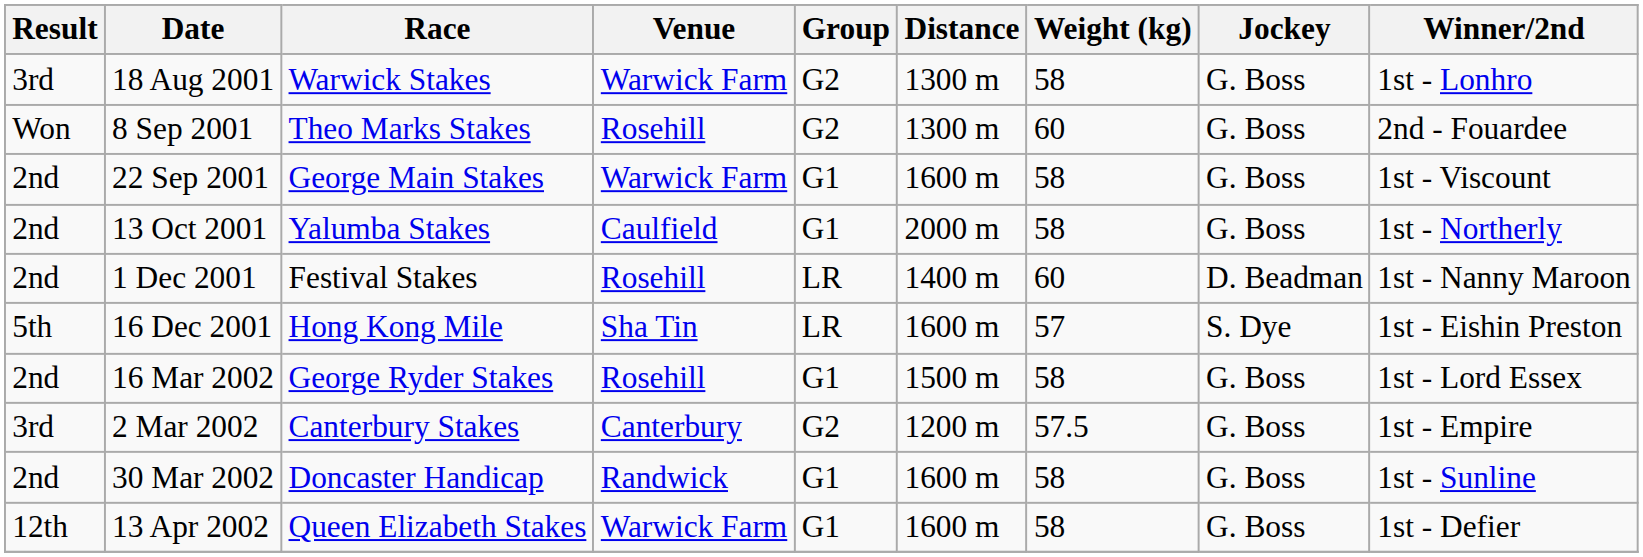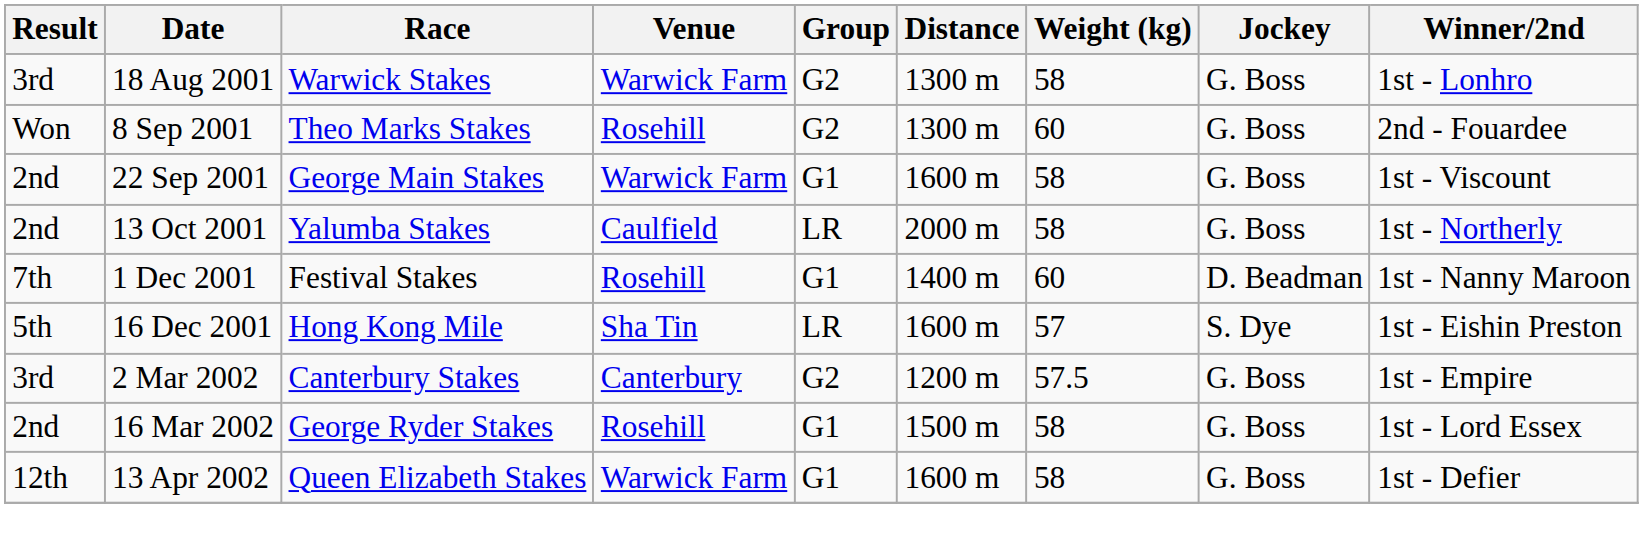(821, 228) G1 -> (822, 228) LR
(36, 278) 2nd -> (32, 278) 7th
(822, 278) LR -> (821, 278) G1
rows swapped: (185, 427) <-> (193, 377)
- row: (193, 476)
